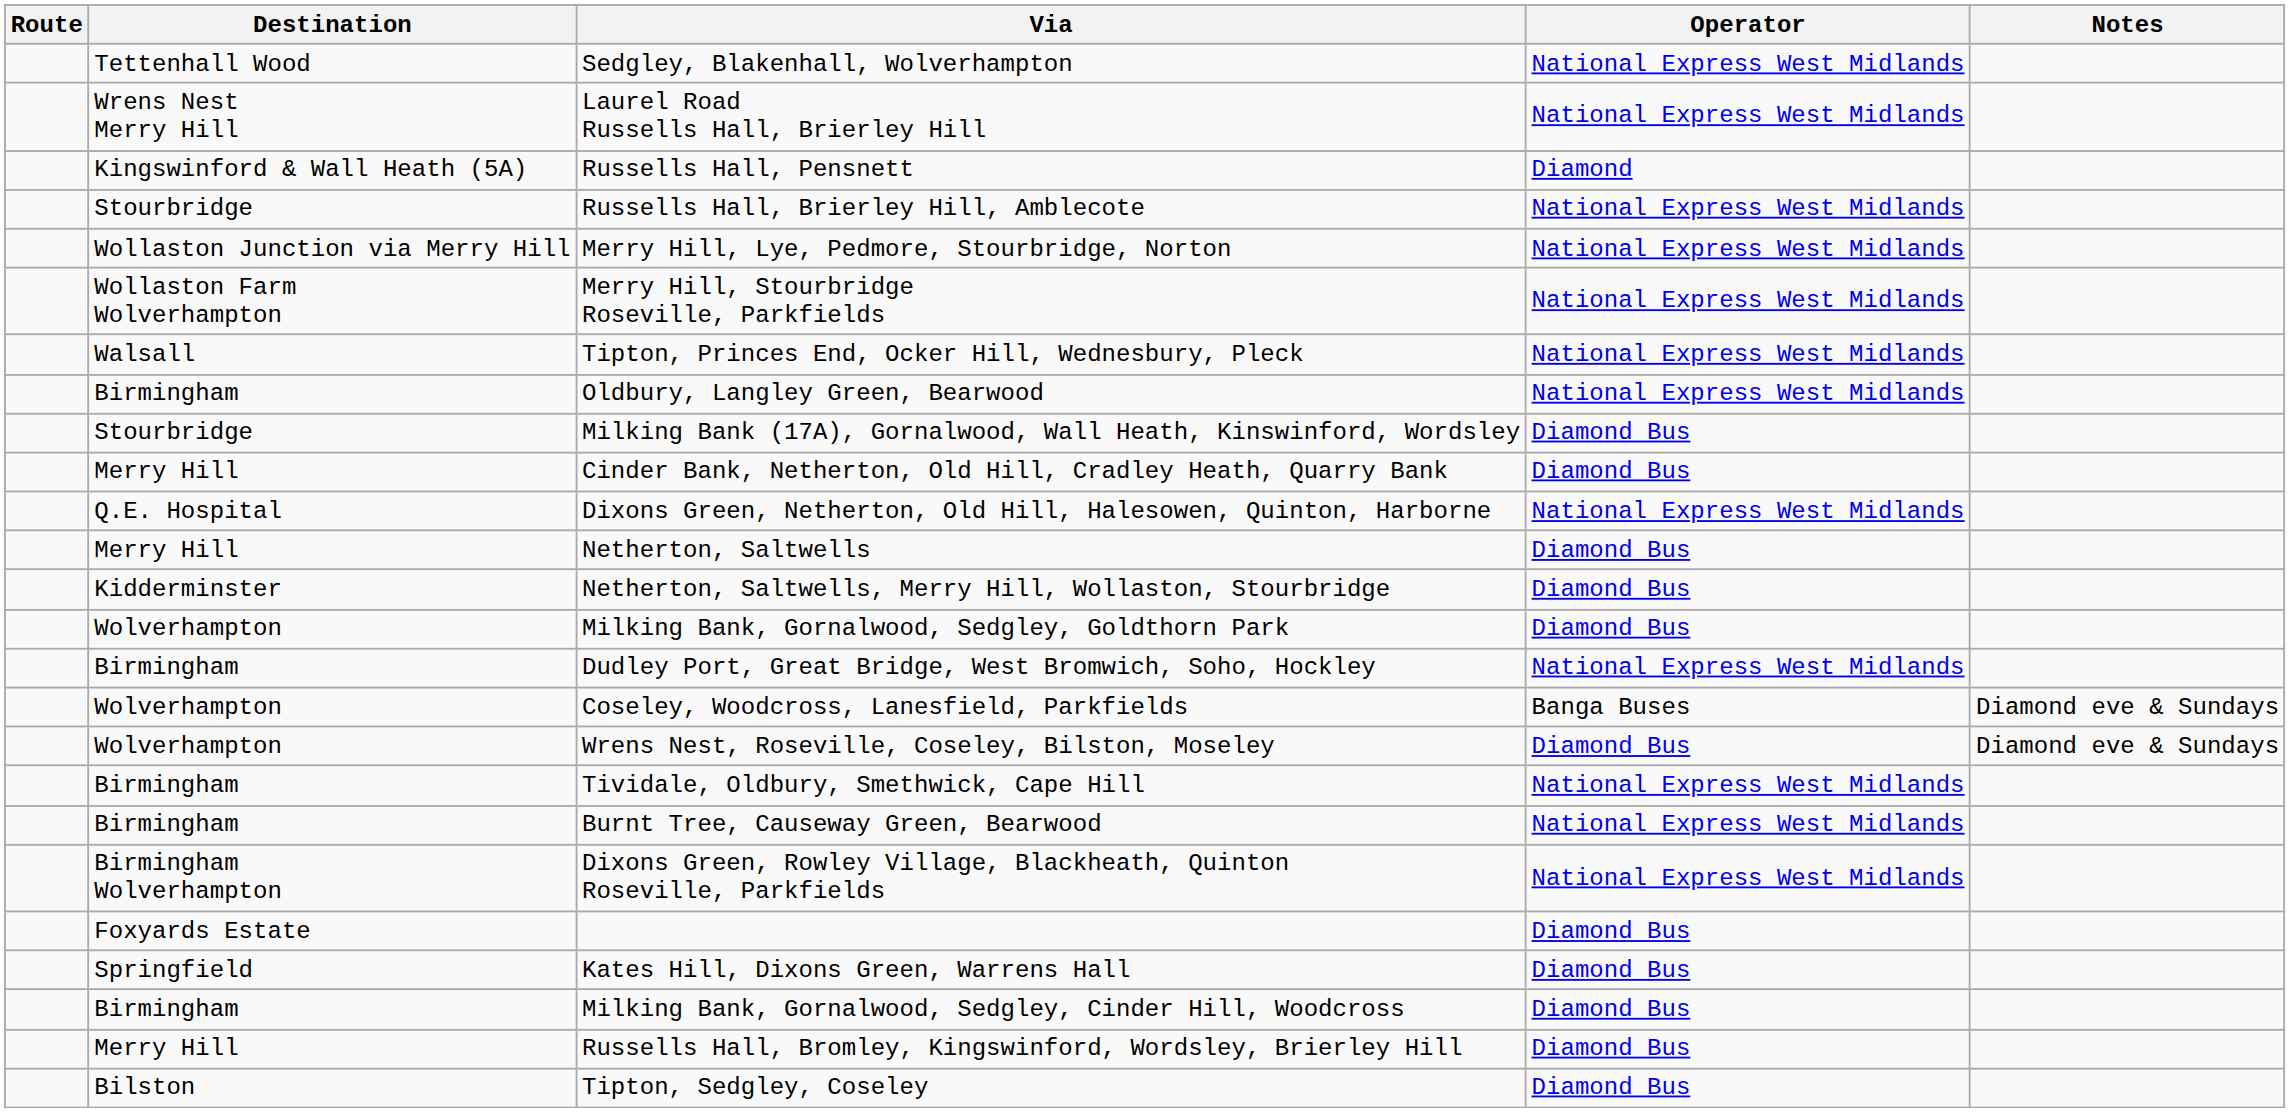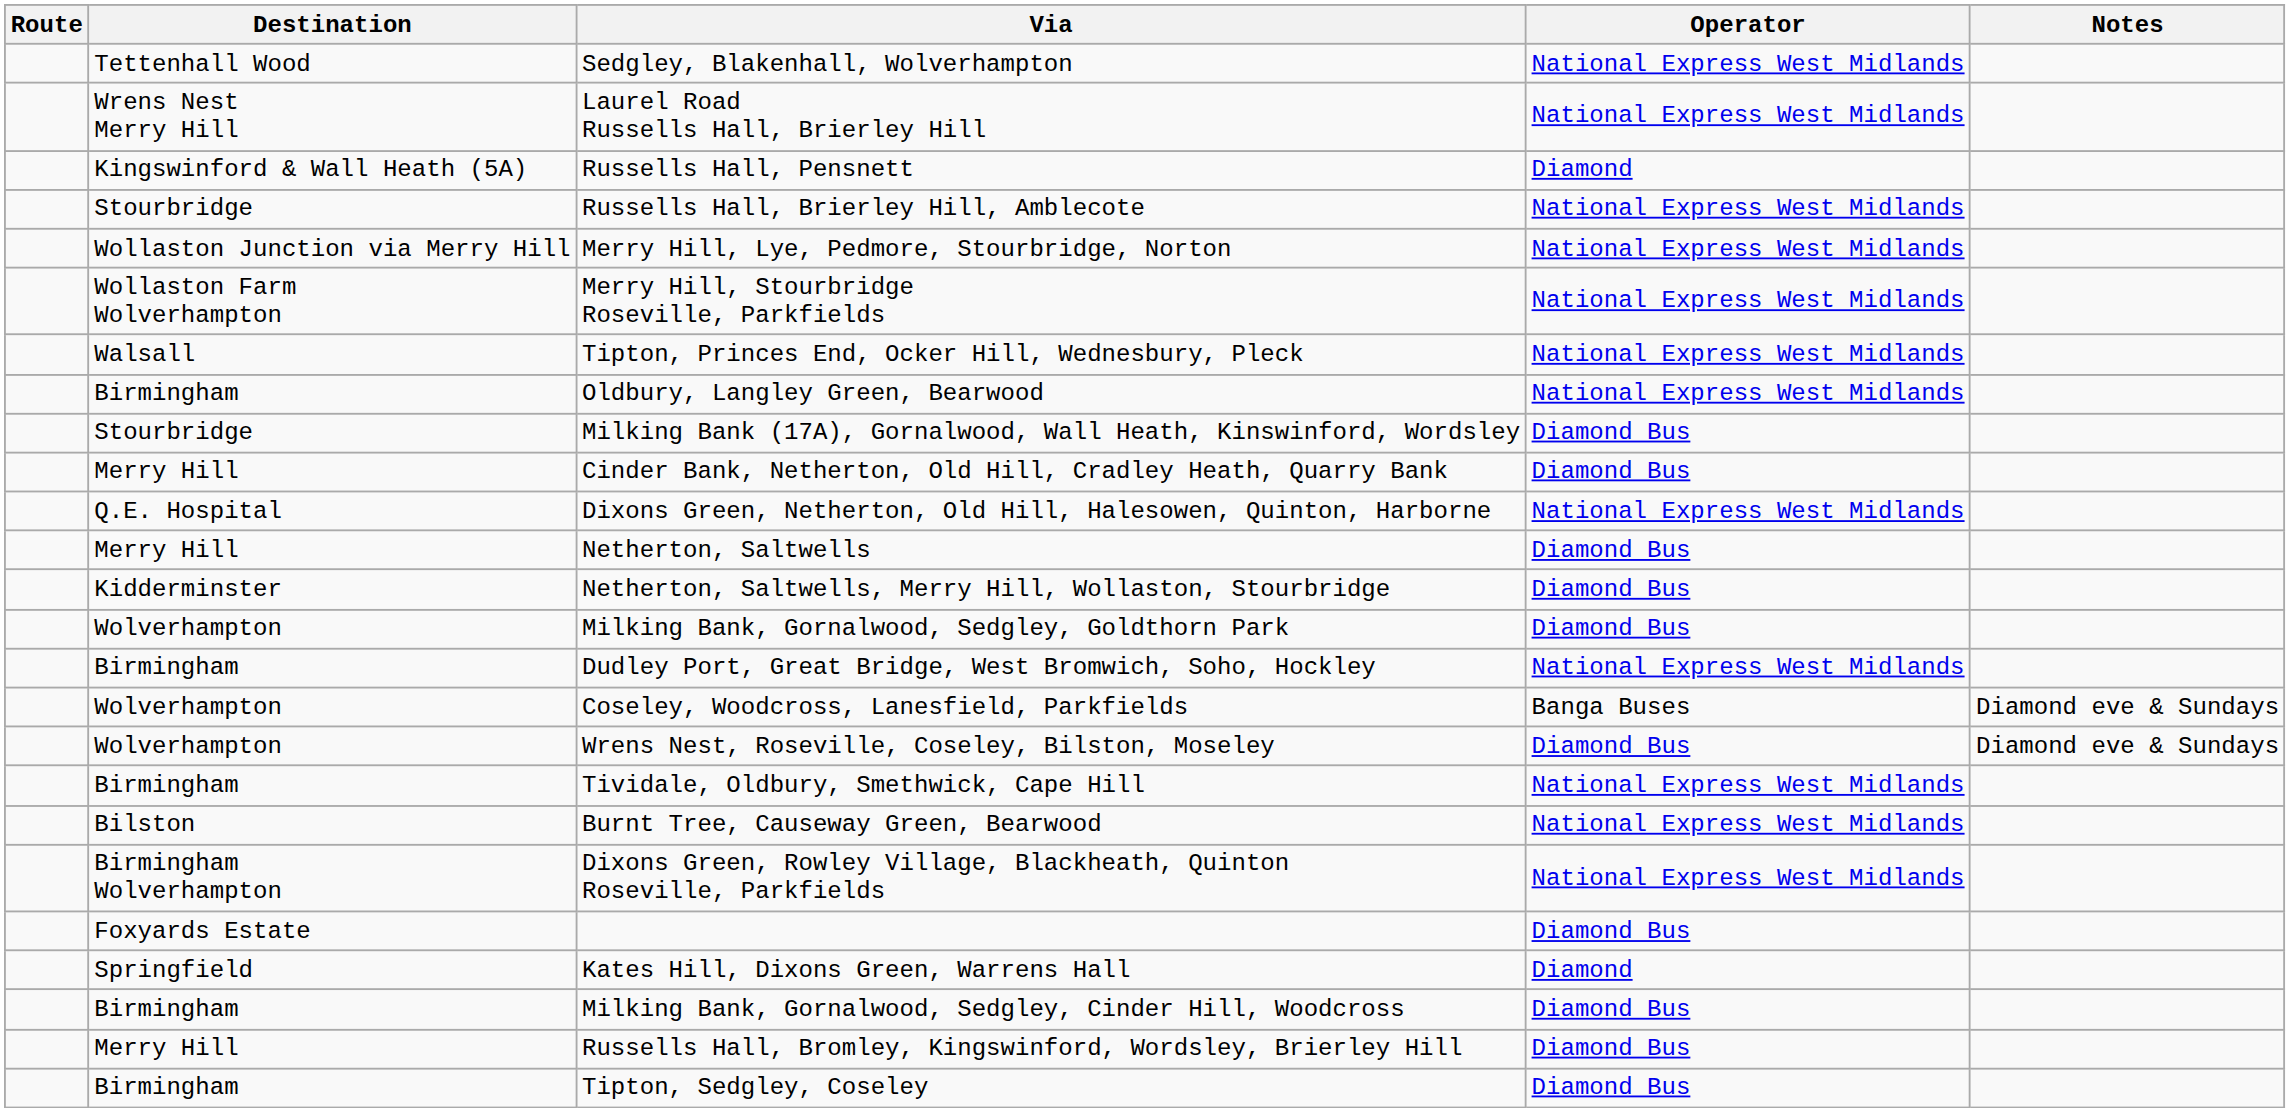(166, 825) Birmingham -> (145, 825) Bilston
(1611, 970) Diamond Bus -> (1582, 970) Diamond
(145, 1088) Bilston -> (166, 1088) Birmingham
